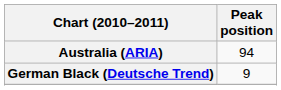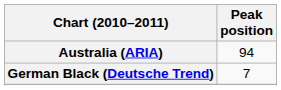(247, 73) 9 -> (247, 73) 7
